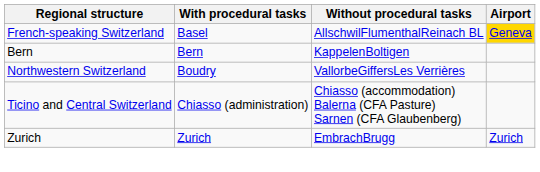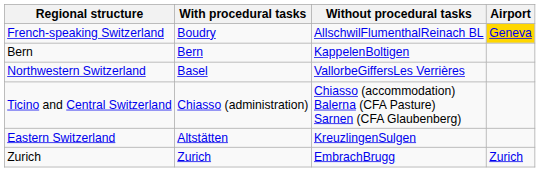(192, 33) Basel -> (197, 33) Boudry
(197, 71) Boudry -> (192, 71) Basel
+ row: (61, 137)
